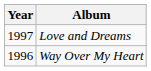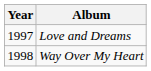(20, 55) 1996 -> (20, 55) 1998
